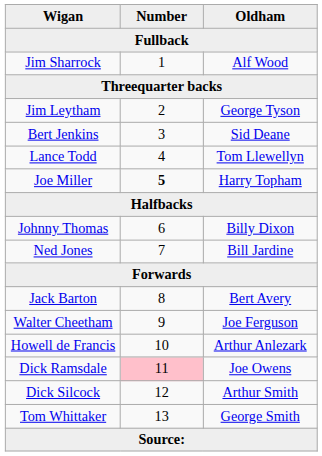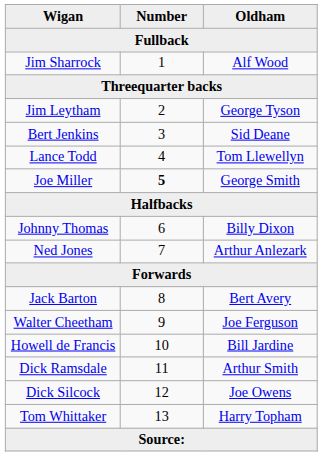(260, 181) Harry Topham -> (260, 181) George Smith
(260, 251) Bill Jardine -> (260, 251) Arthur Anlezark
(260, 345) Arthur Anlezark -> (260, 345) Bill Jardine
(162, 369) pink background -> (162, 369) no background
(260, 369) Joe Owens -> (260, 369) Arthur Smith
(260, 392) Arthur Smith -> (260, 392) Joe Owens
(260, 416) George Smith -> (260, 416) Harry Topham
